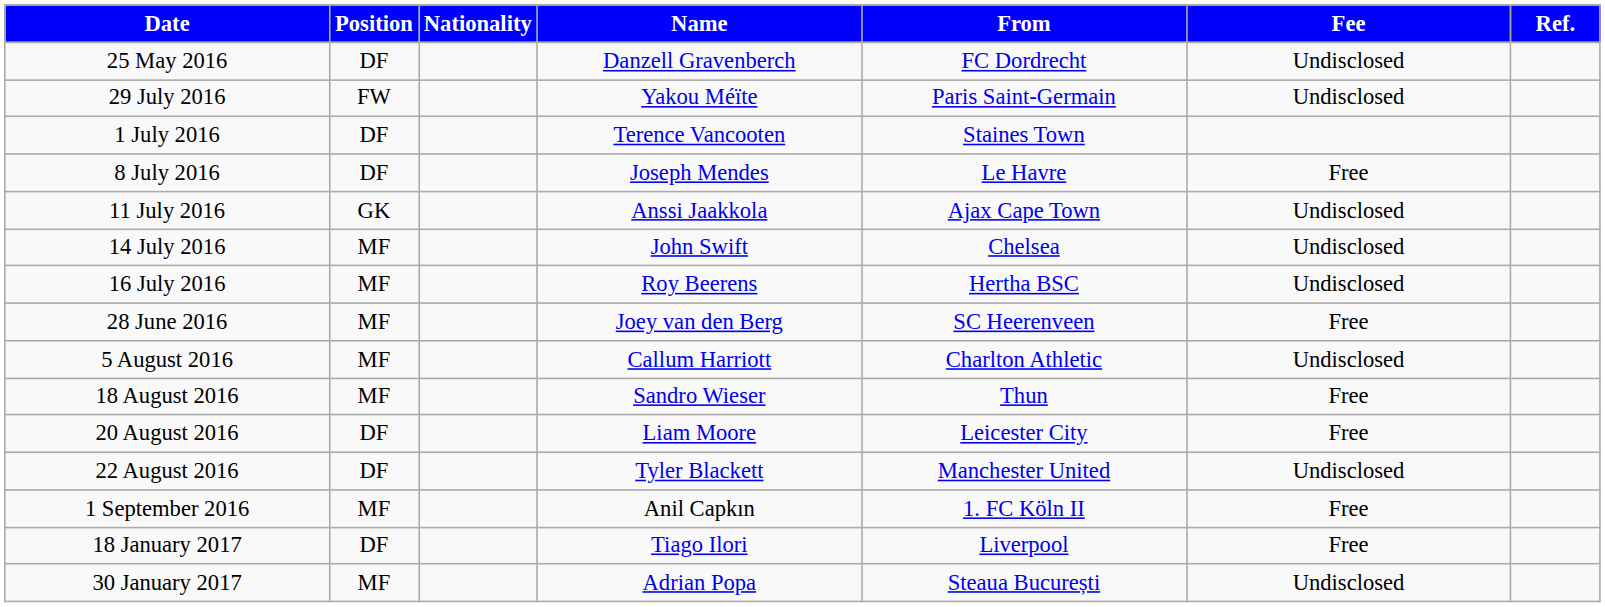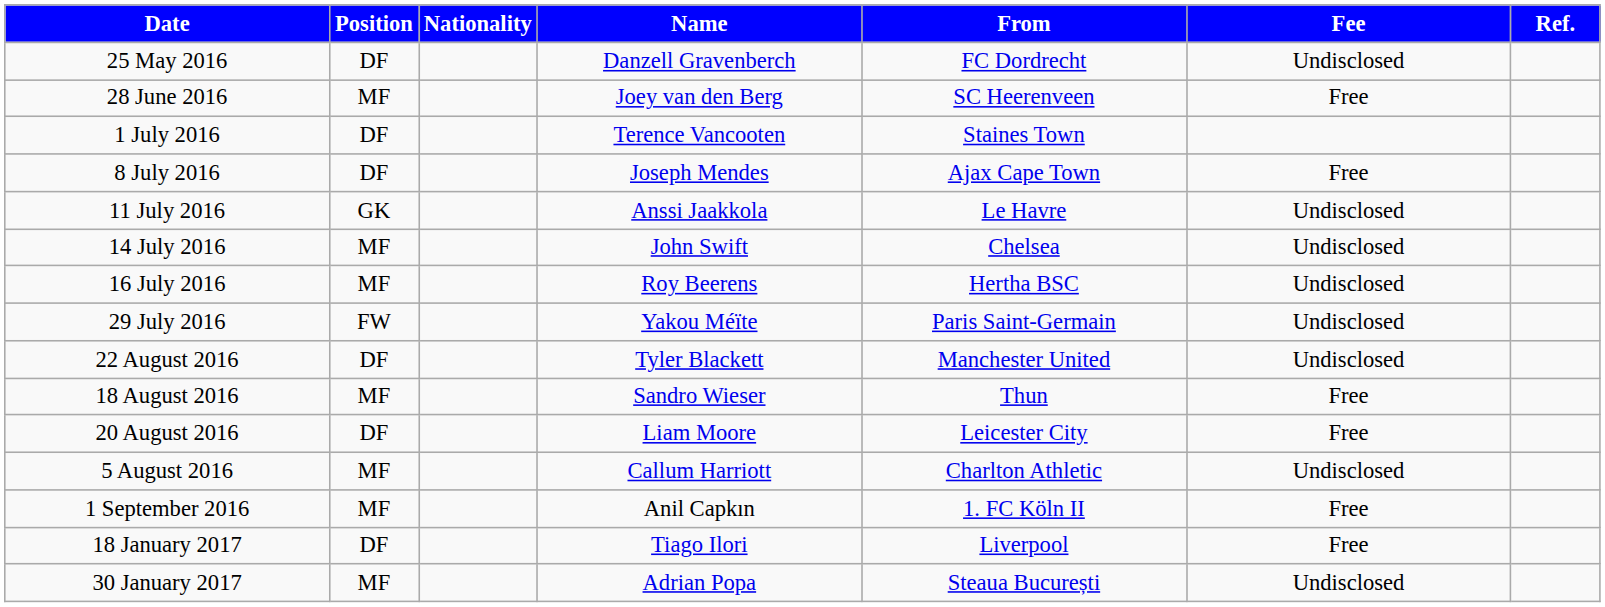rows swapped: (167, 321) <-> (167, 98)
(1024, 172) Le Havre -> (1024, 172) Ajax Cape Town
(1024, 209) Ajax Cape Town -> (1024, 209) Le Havre
rows swapped: (167, 359) <-> (167, 470)
